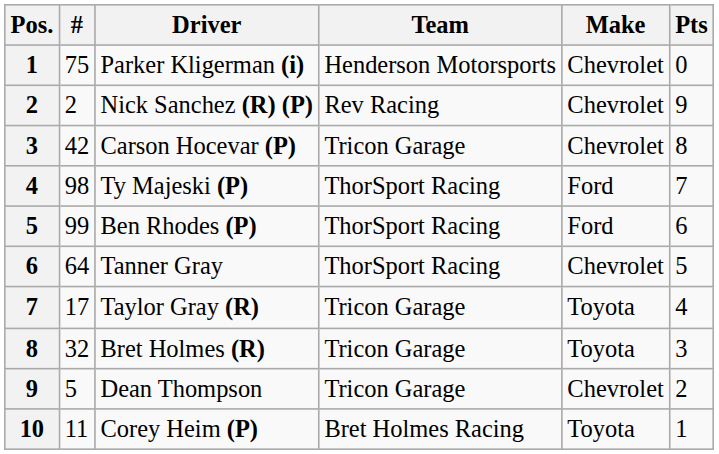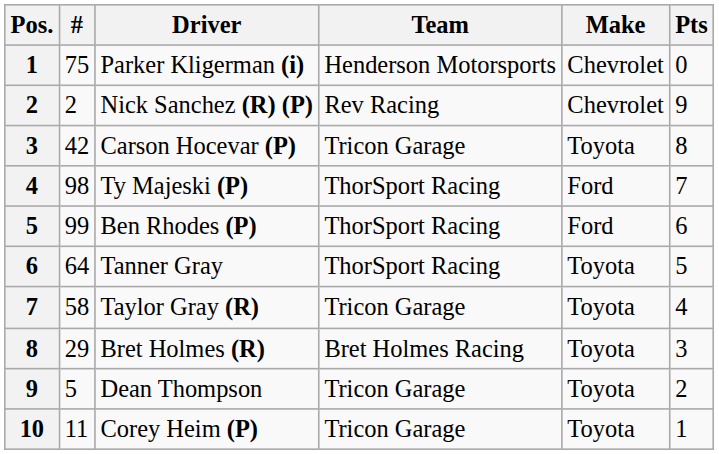(616, 145) Chevrolet -> (601, 145) Toyota
(616, 266) Chevrolet -> (601, 266) Toyota
(77, 307) 17 -> (77, 307) 58
(77, 347) 32 -> (77, 347) 29
(395, 347) Tricon Garage -> (424, 347) Bret Holmes Racing
(616, 388) Chevrolet -> (601, 388) Toyota
(424, 428) Bret Holmes Racing -> (395, 428) Tricon Garage
